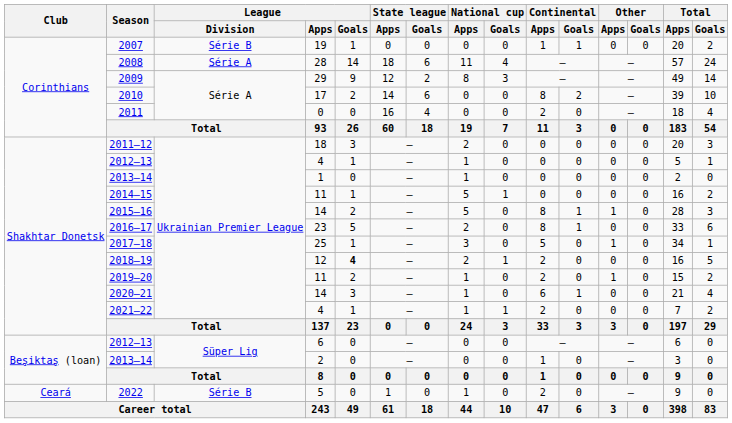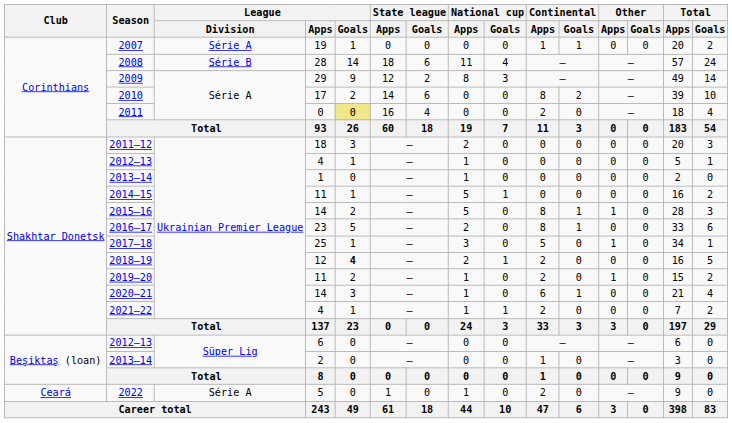(230, 46) Série B -> (230, 46) Série A
(230, 62) Série A -> (230, 62) Série B
(353, 112) no background -> (353, 112) khaki background
(230, 393) Série B -> (230, 393) Série A
